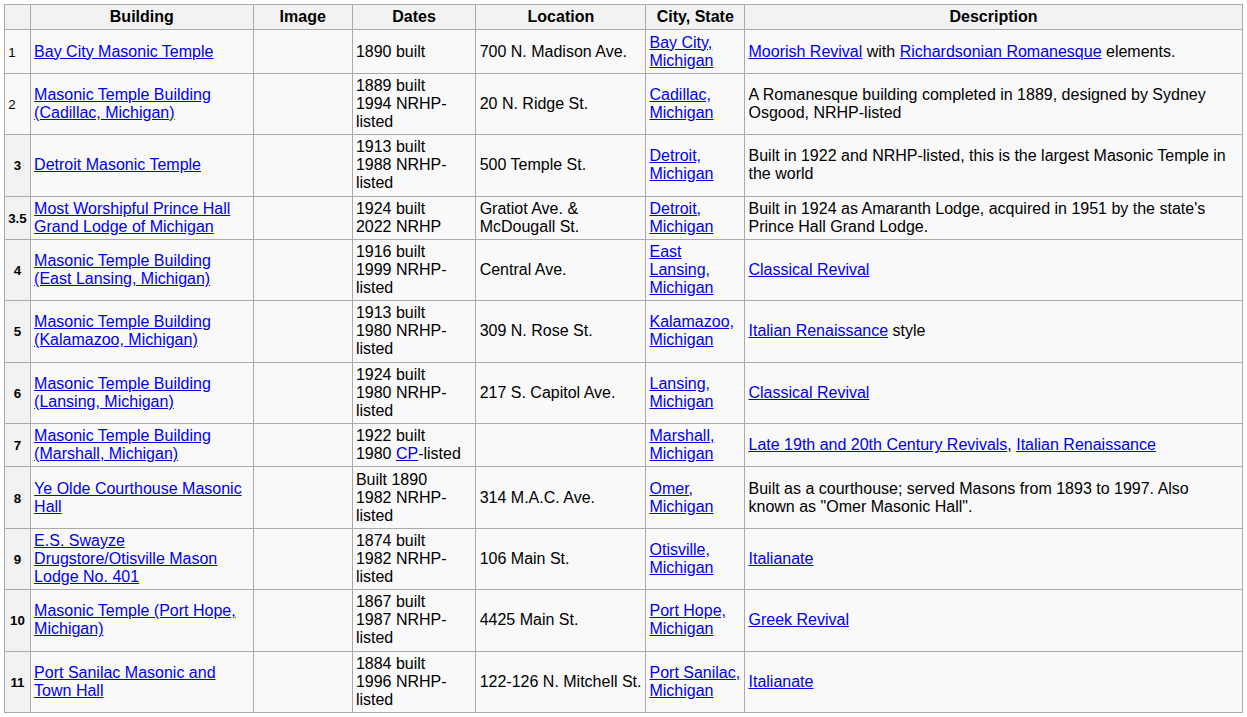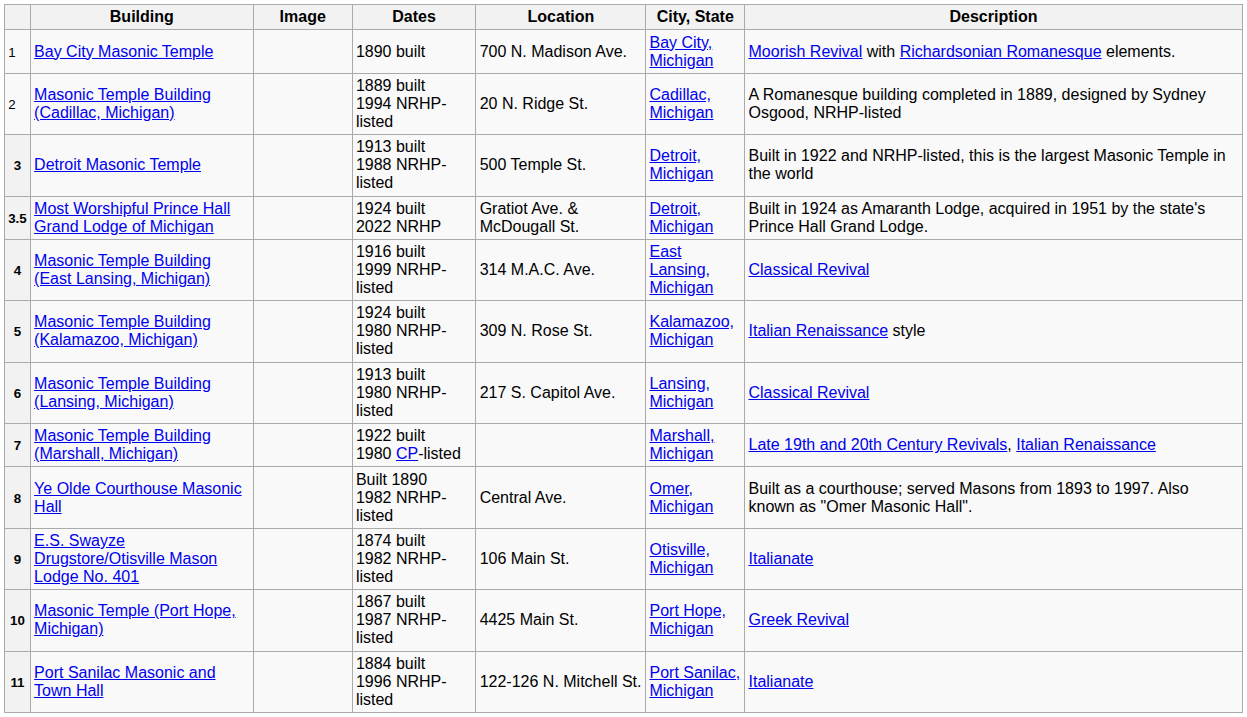(523, 270) Central Ave. -> (537, 270) 314 M.A.C. Ave.
(401, 331) 1913 built 1980 NRHP-listed -> (401, 331) 1924 built 1980 NRHP-listed
(401, 392) 1924 built 1980 NRHP-listed -> (401, 392) 1913 built 1980 NRHP-listed
(537, 497) 314 M.A.C. Ave. -> (523, 497) Central Ave.
